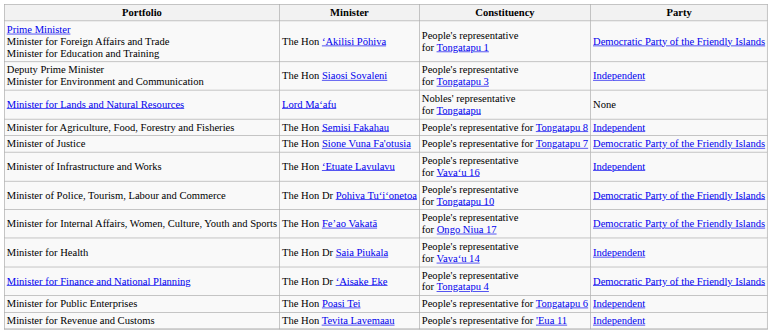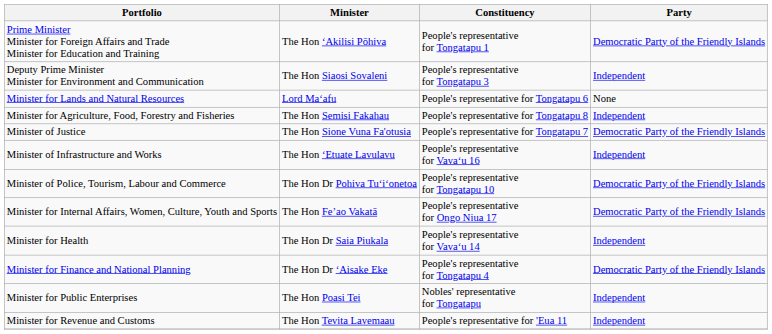(469, 104) Nobles' representative for Tongatapu -> (505, 98) People's representative for Tongatapu 6
(505, 304) People's representative for Tongatapu 6 -> (469, 298) Nobles' representative for Tongatapu
